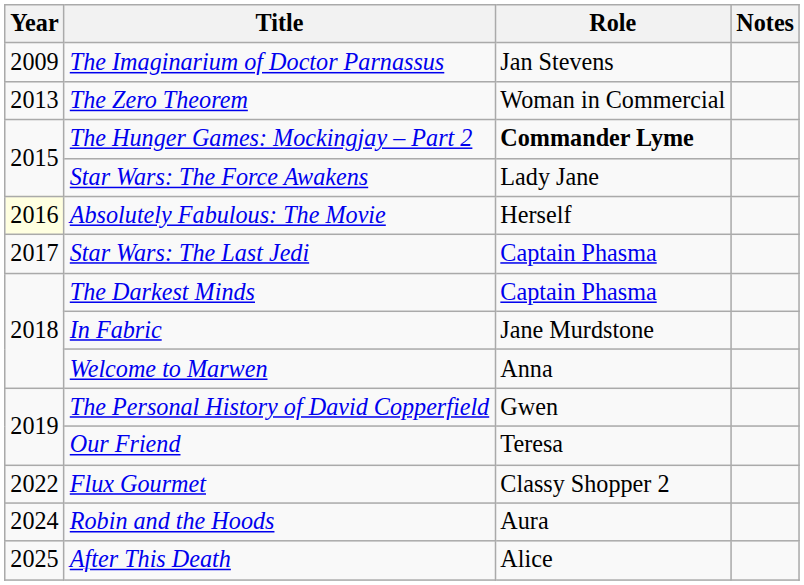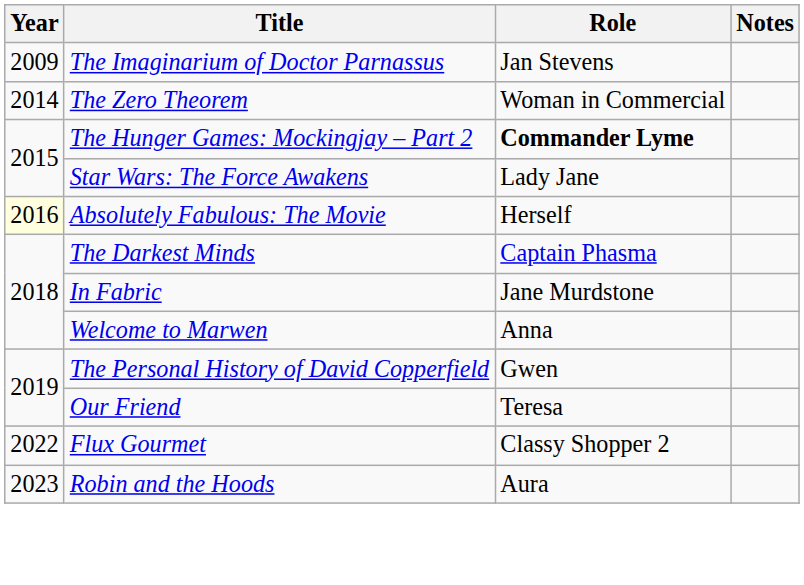(34, 100) 2013 -> (34, 100) 2014
- row: (189, 253)
(34, 521) 2024 -> (34, 483) 2023
- row: (150, 560)
